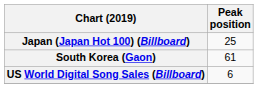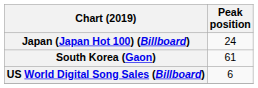(230, 41) 25 -> (230, 41) 24
